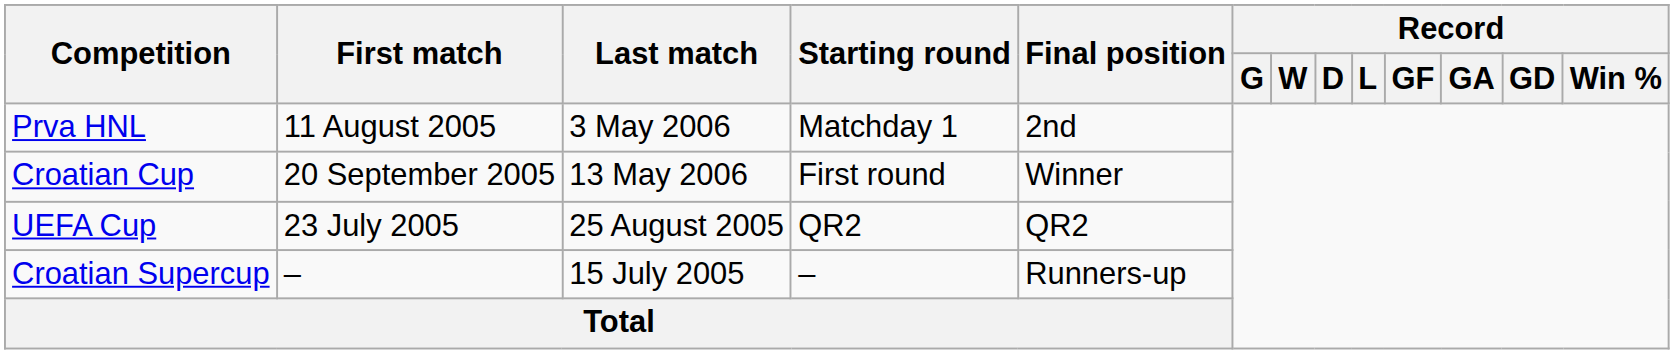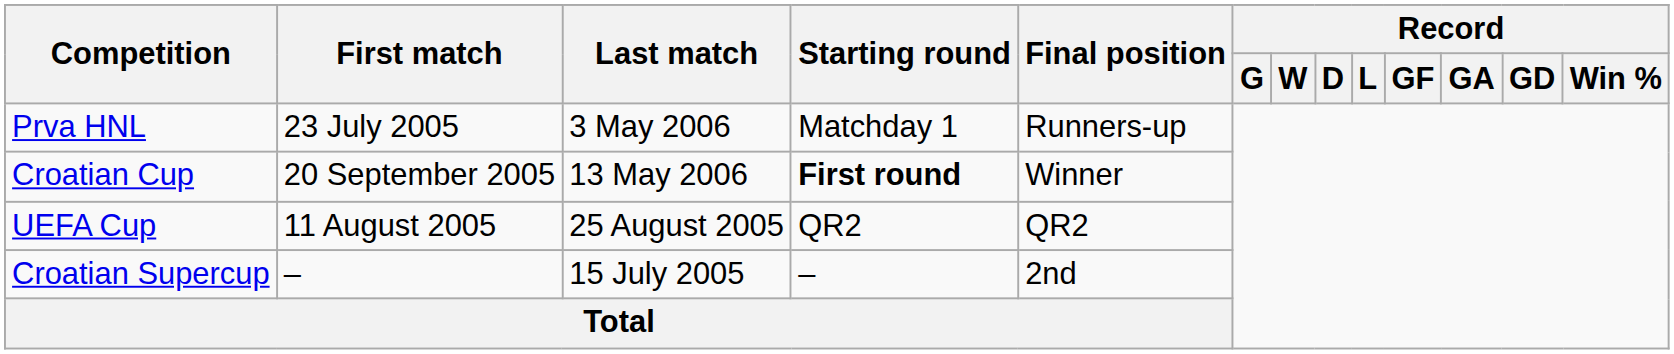(390, 126) 11 August 2005 -> (371, 126) 23 July 2005
(1051, 126) 2nd -> (1106, 126) Runners-up
(872, 175) normal -> (880, 175) bold
(371, 224) 23 July 2005 -> (390, 224) 11 August 2005
(1106, 273) Runners-up -> (1051, 273) 2nd
